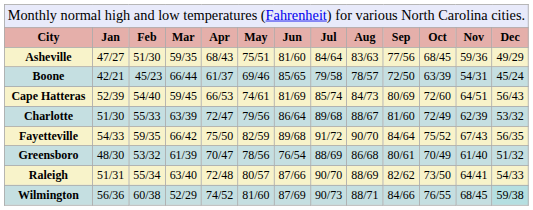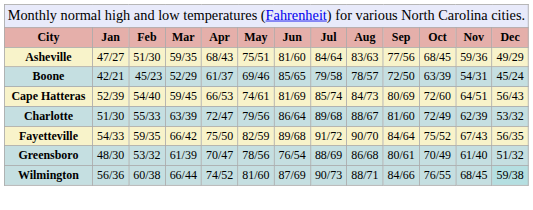(183, 77) 66/44 -> (183, 77) 52/29
- row: (48, 175)
(183, 195) 52/29 -> (183, 175) 66/44
